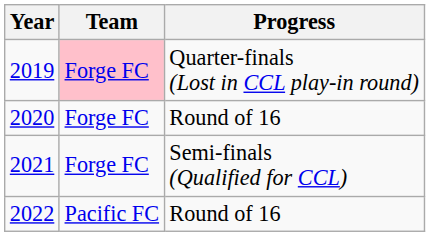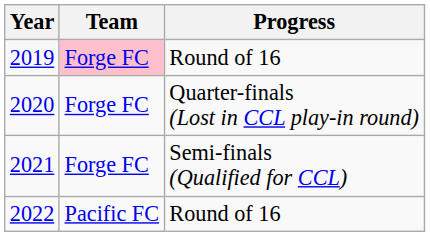(294, 69) Quarter-finals (Lost in CCL play-in round) -> (225, 57) Round of 16
(225, 117) Round of 16 -> (294, 105) Quarter-finals (Lost in CCL play-in round)
